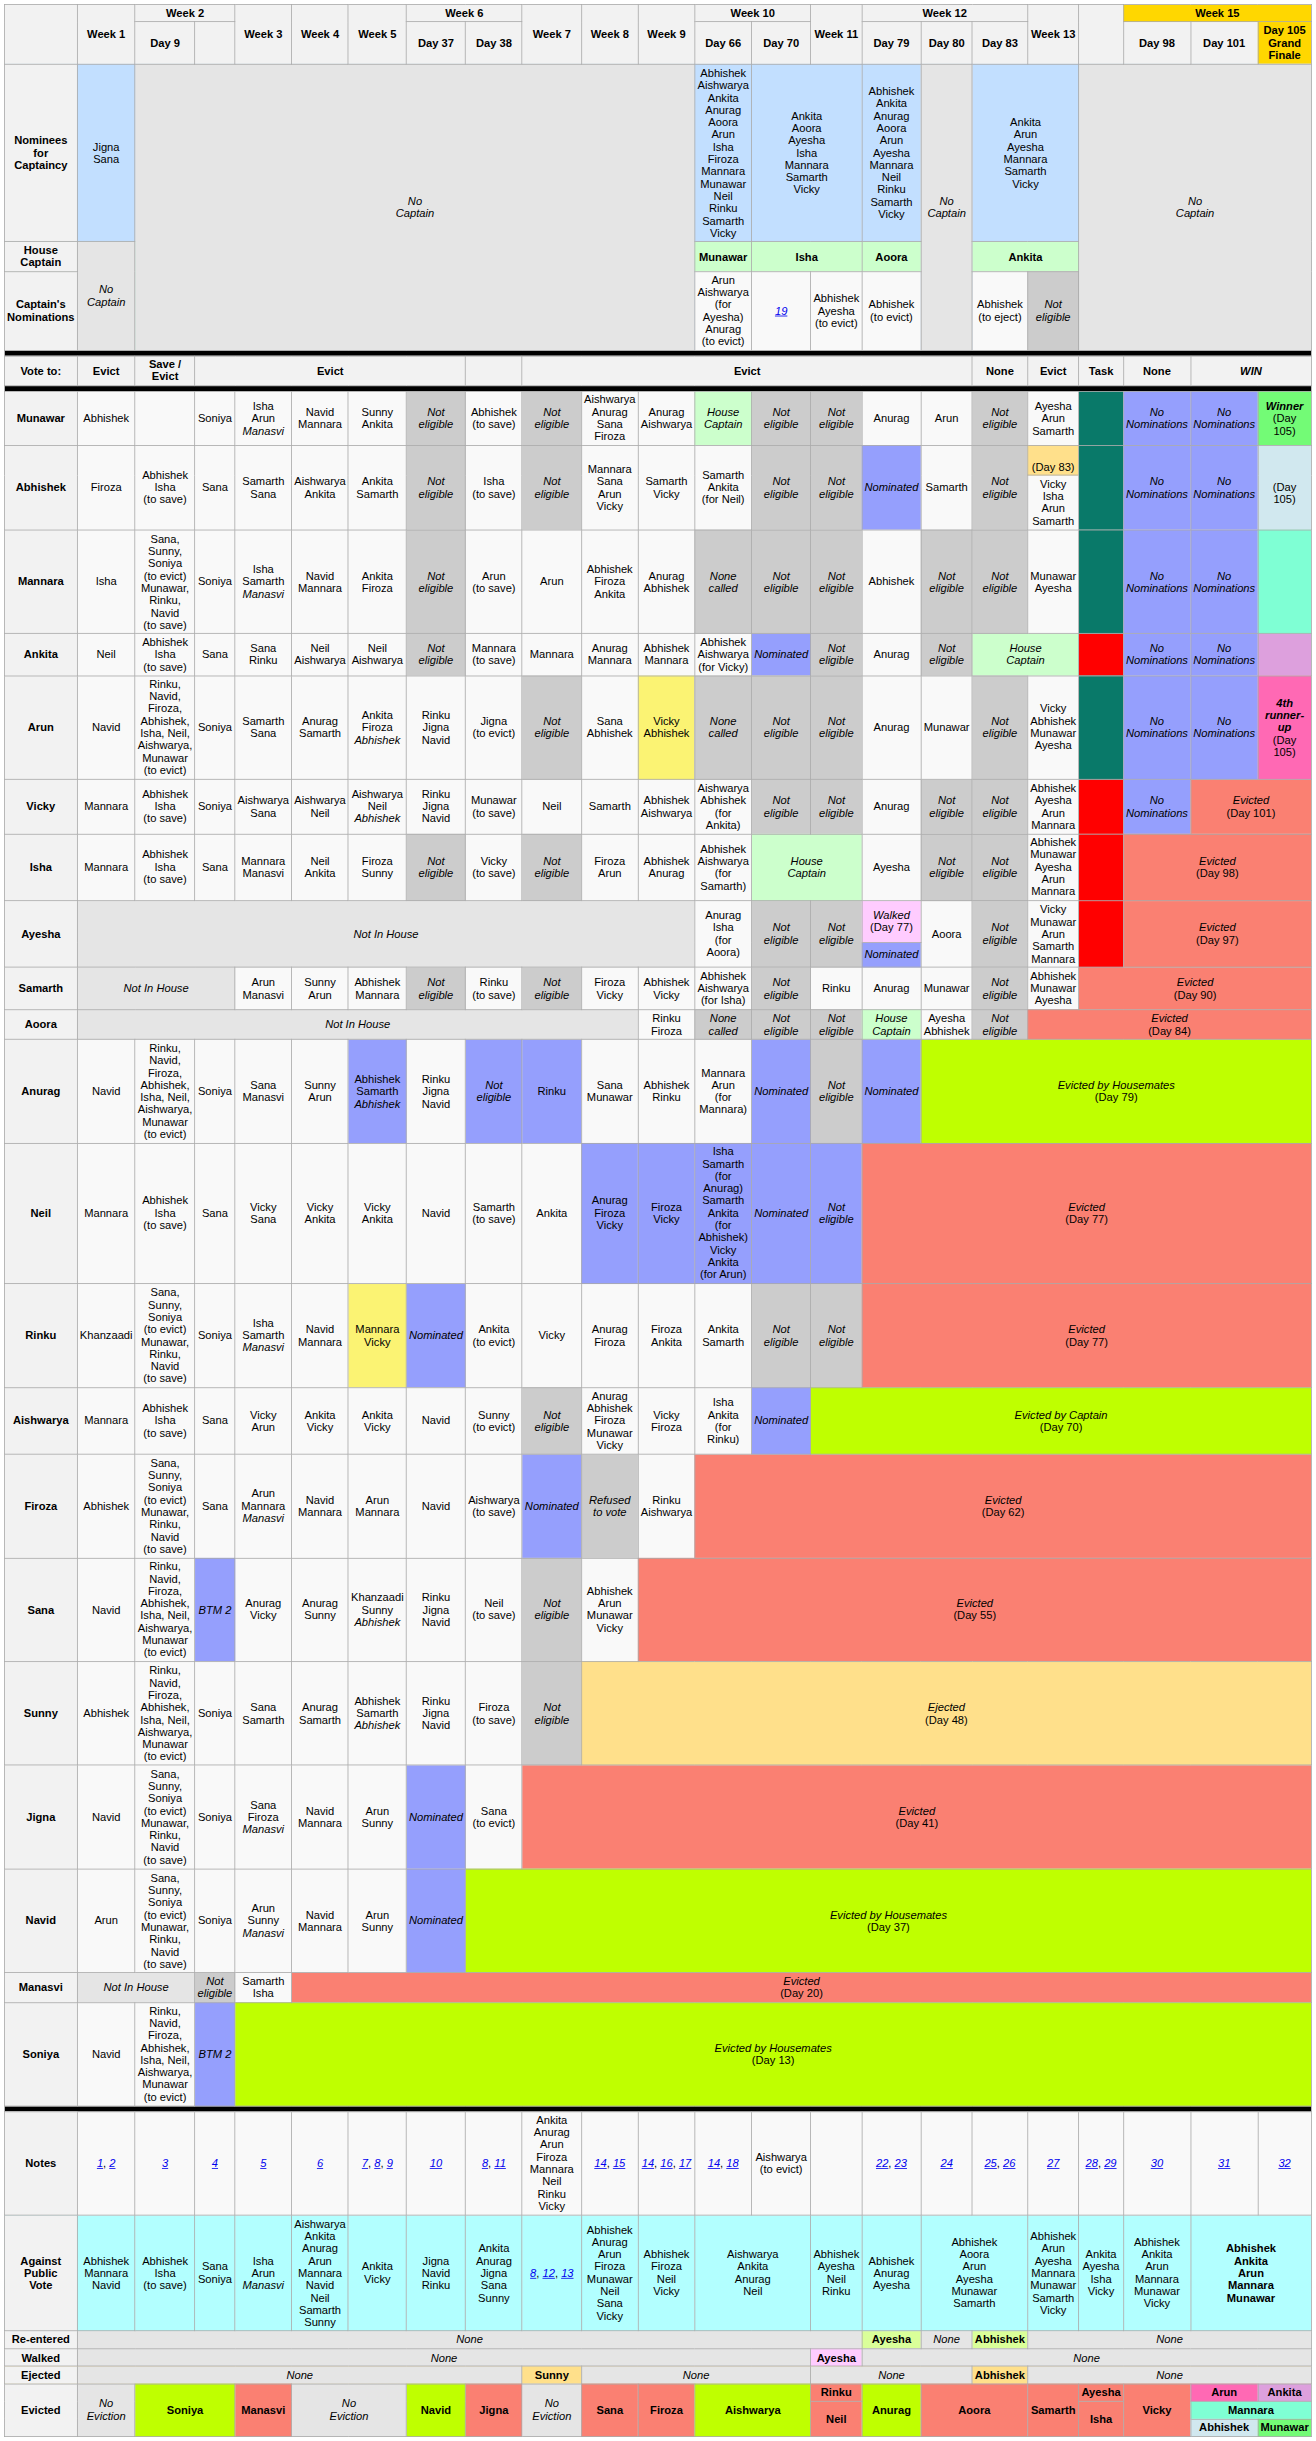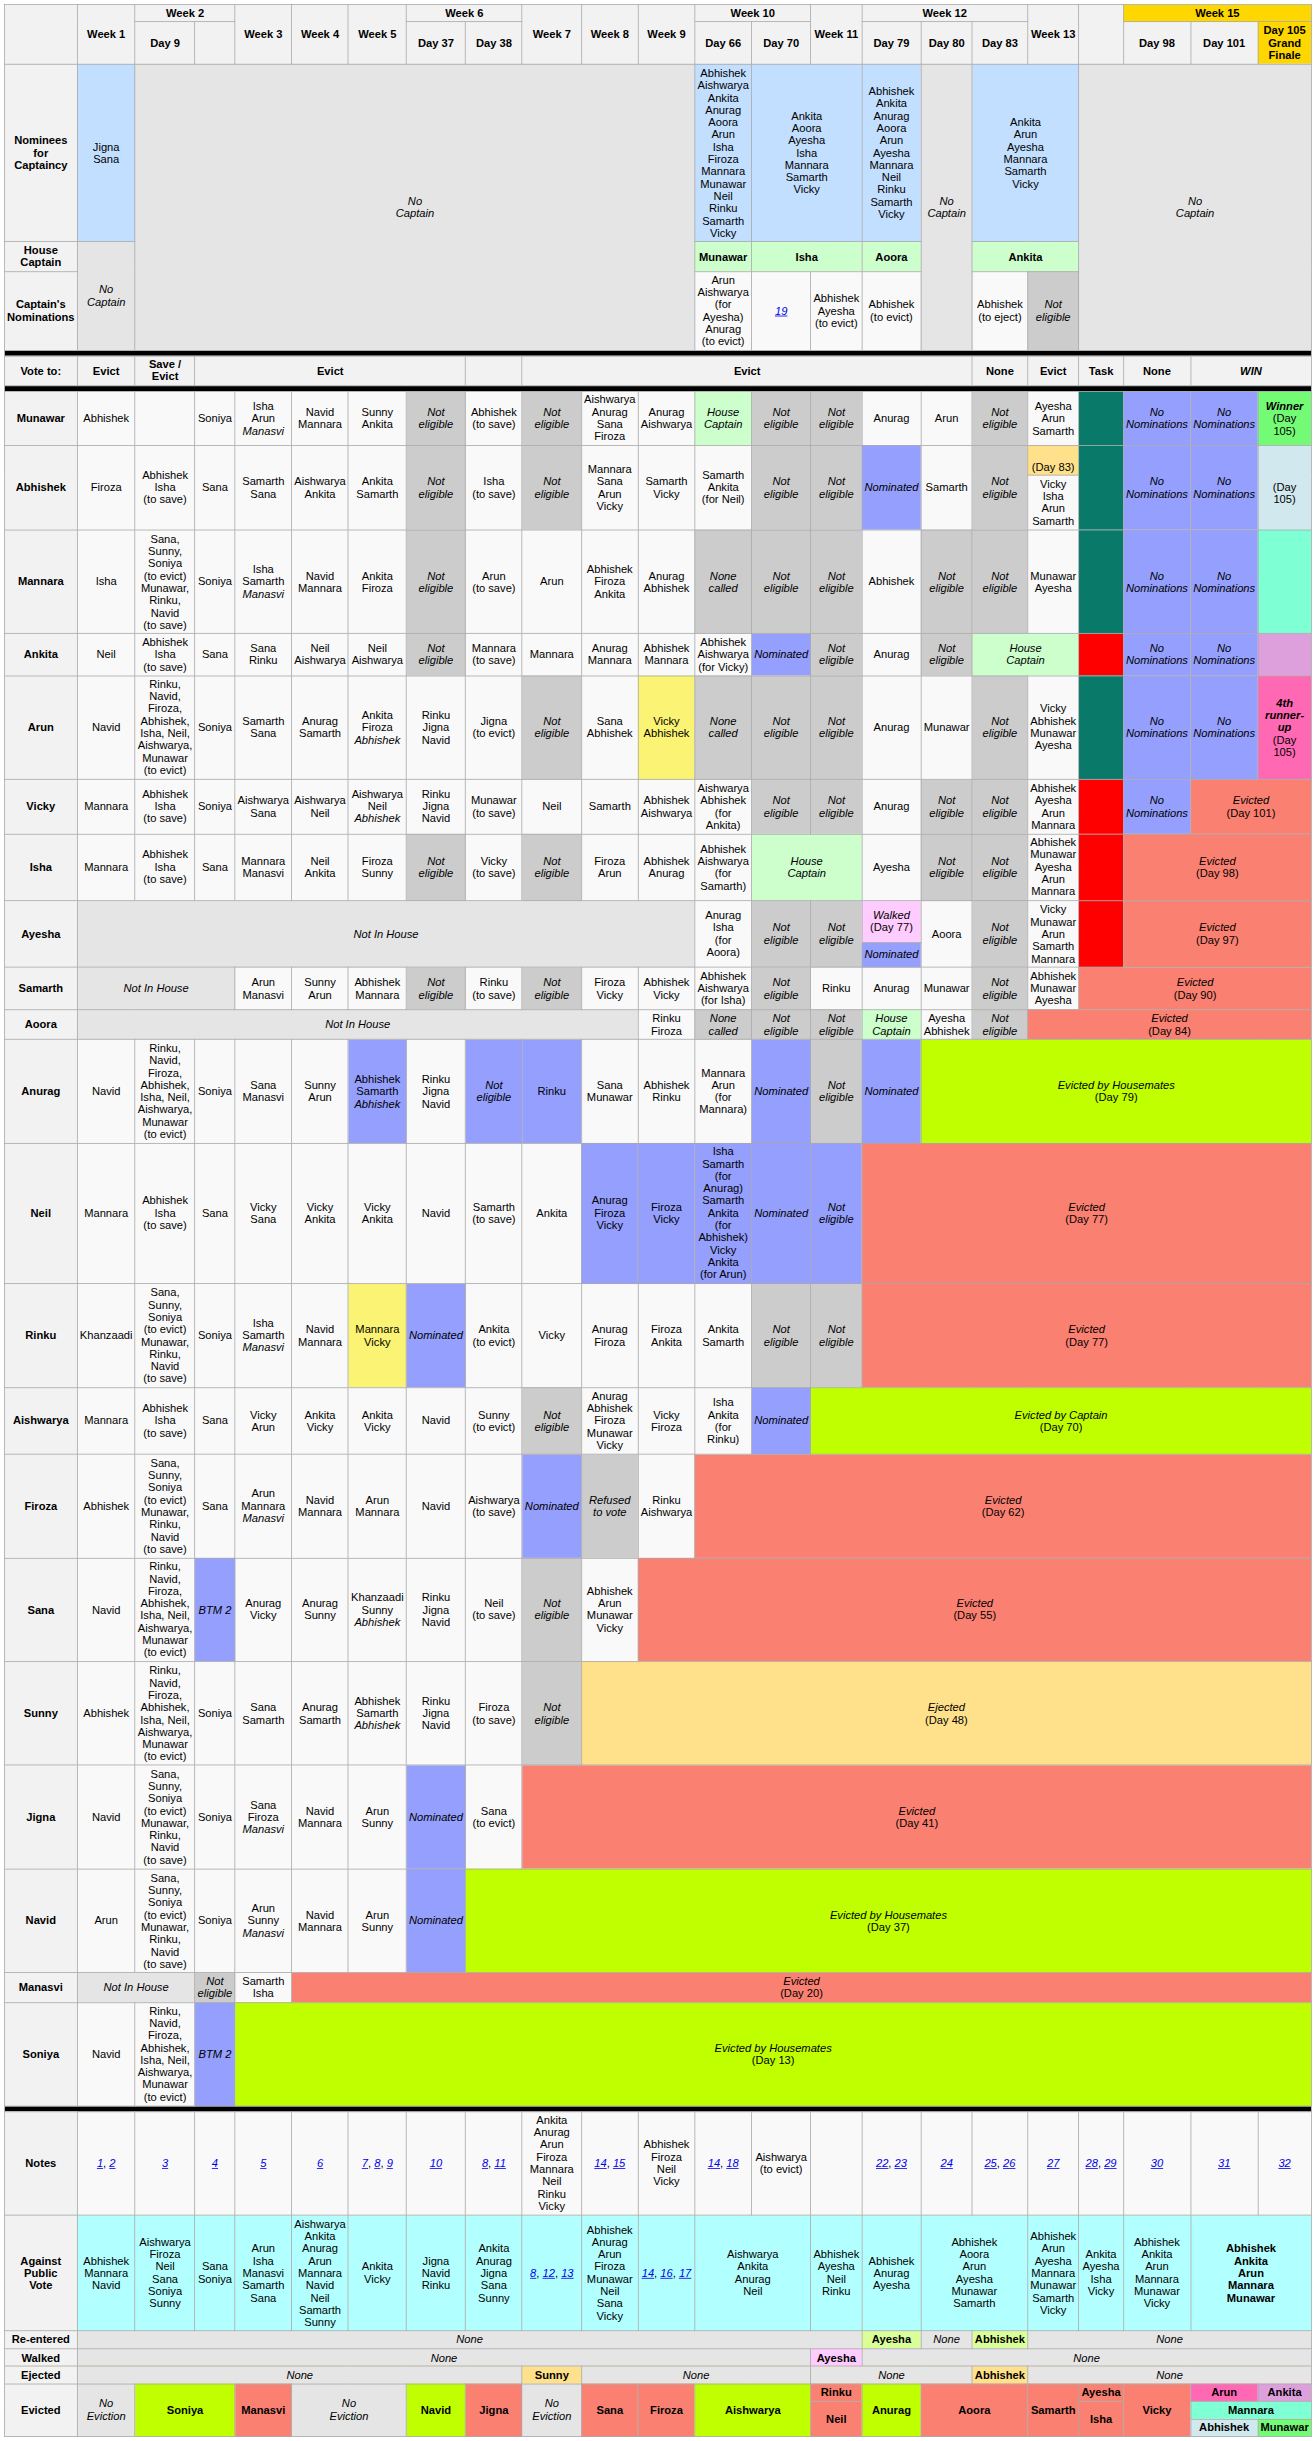(666, 2163) 14, 16, 17 -> (666, 2163) Abhishek Firoza Neil Vicky
(165, 2273) Abhishek Isha (to save) -> (165, 2273) Aishwarya Firoza Neil Sana Soniya Sunny
(263, 2273) Isha Arun Manasvi -> (263, 2273) Arun Isha Manasvi Samarth Sana
(666, 2273) Abhishek Firoza Neil Vicky -> (666, 2273) 14, 16, 17
